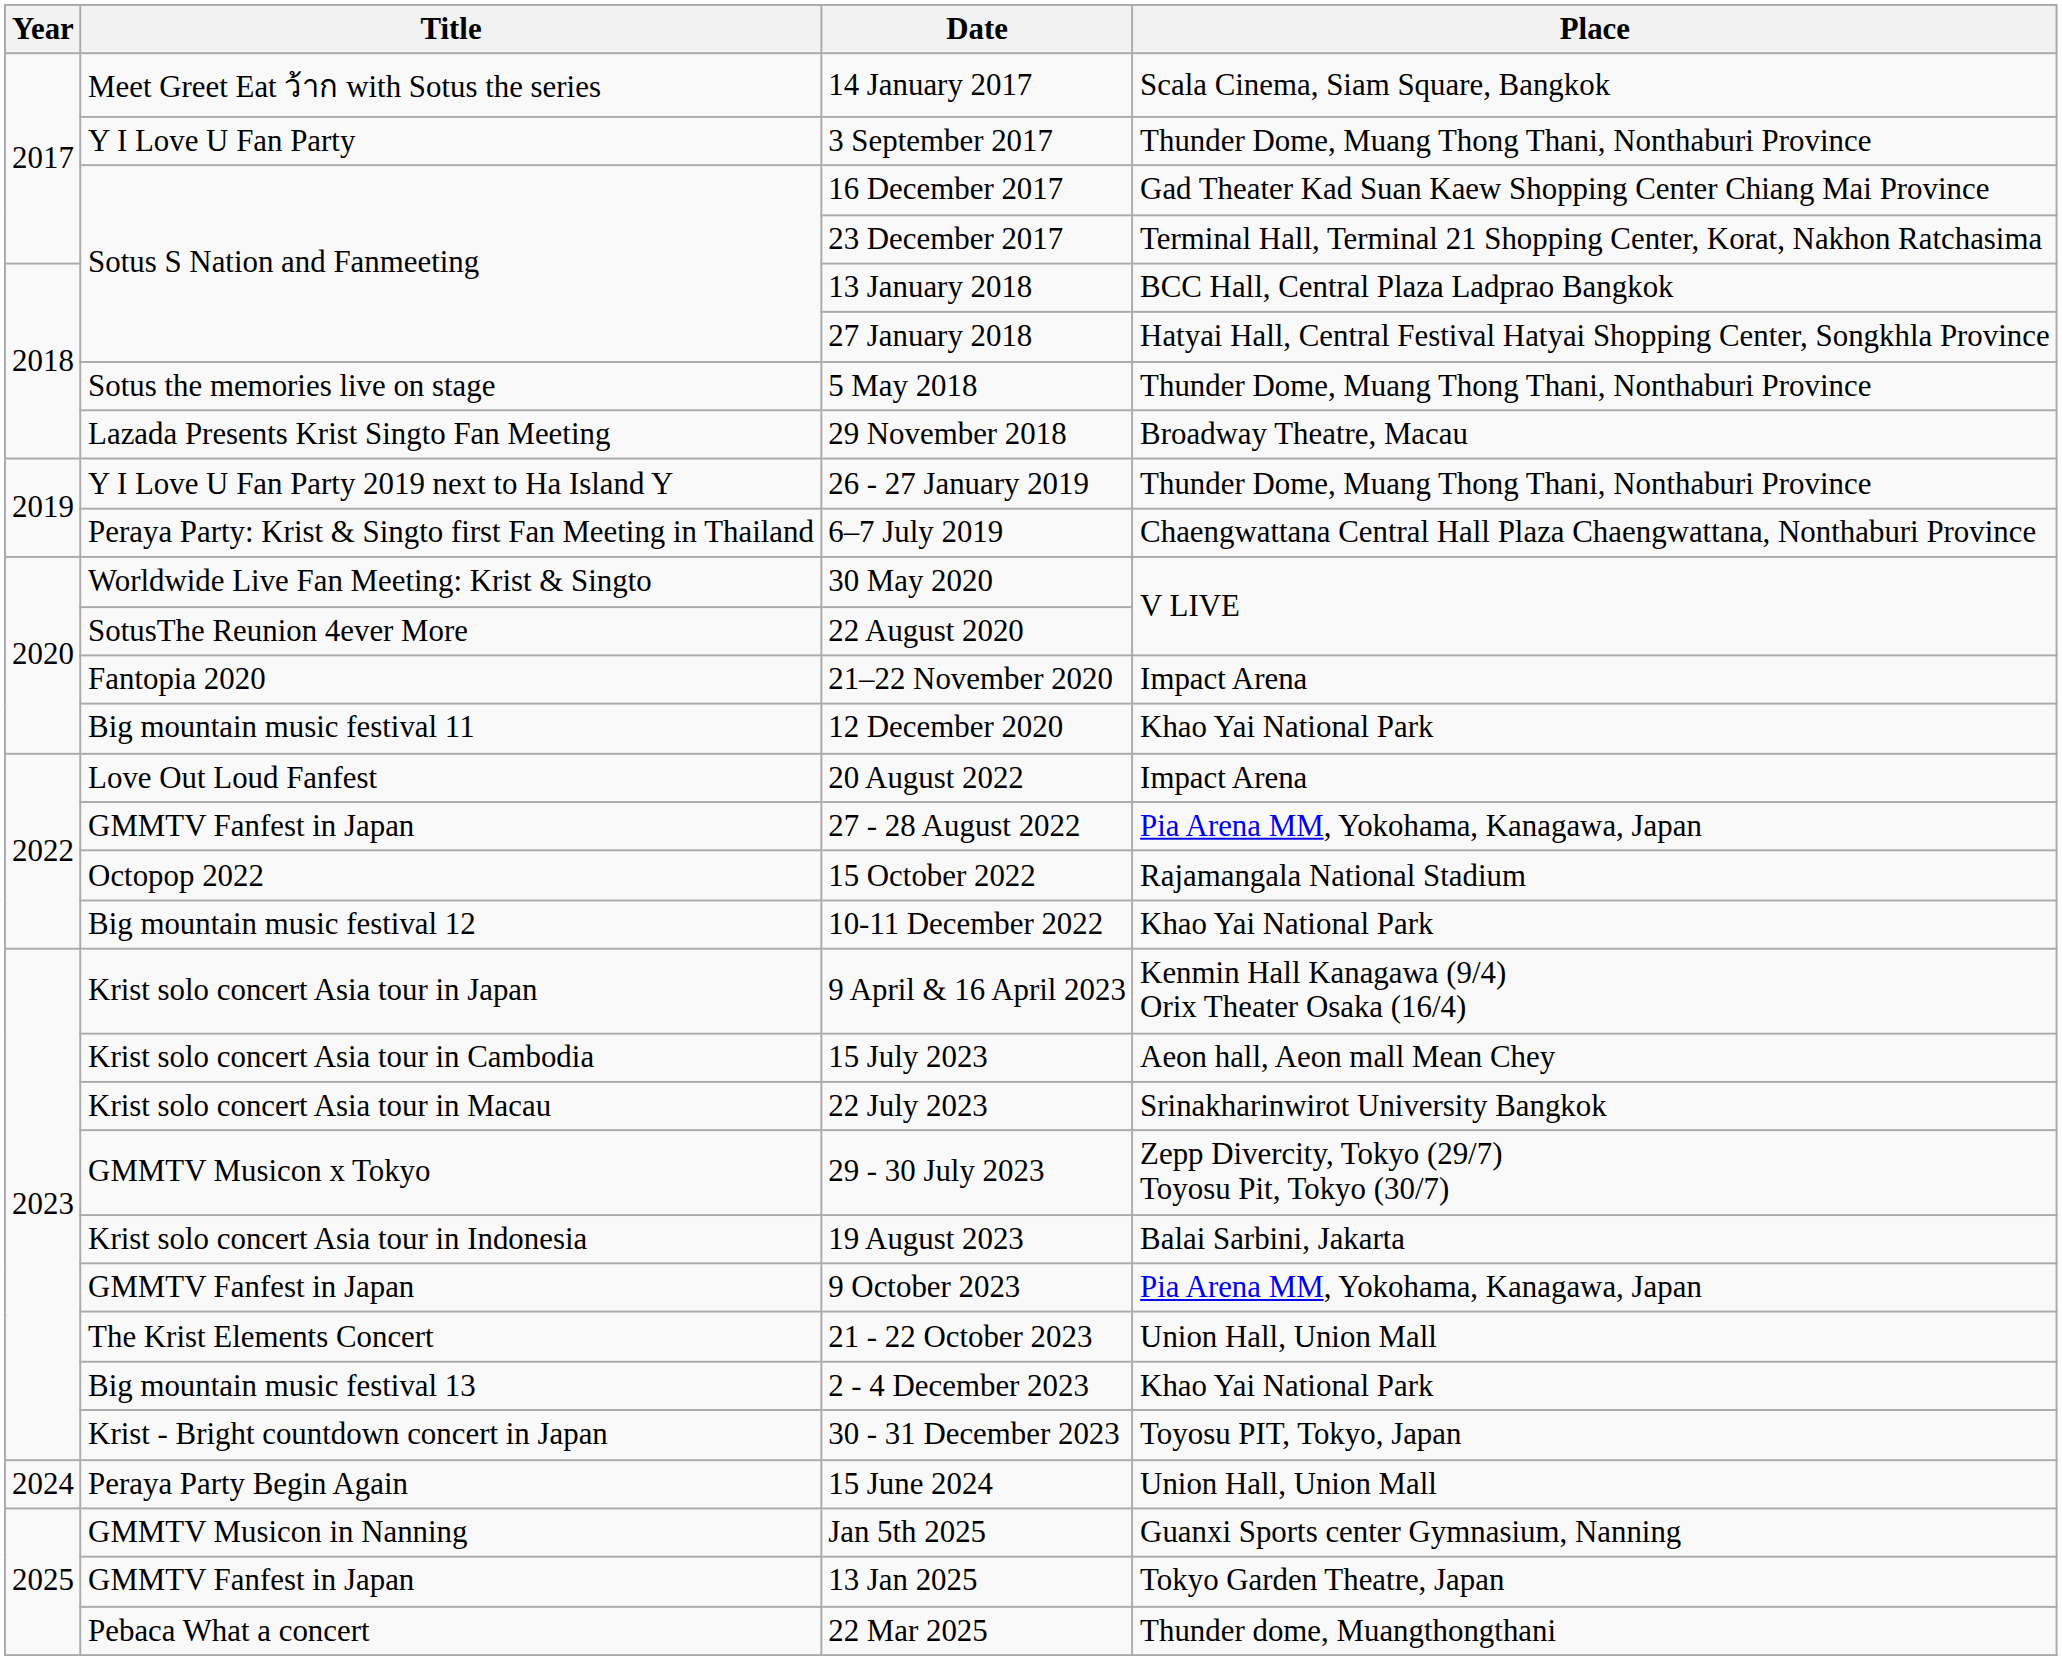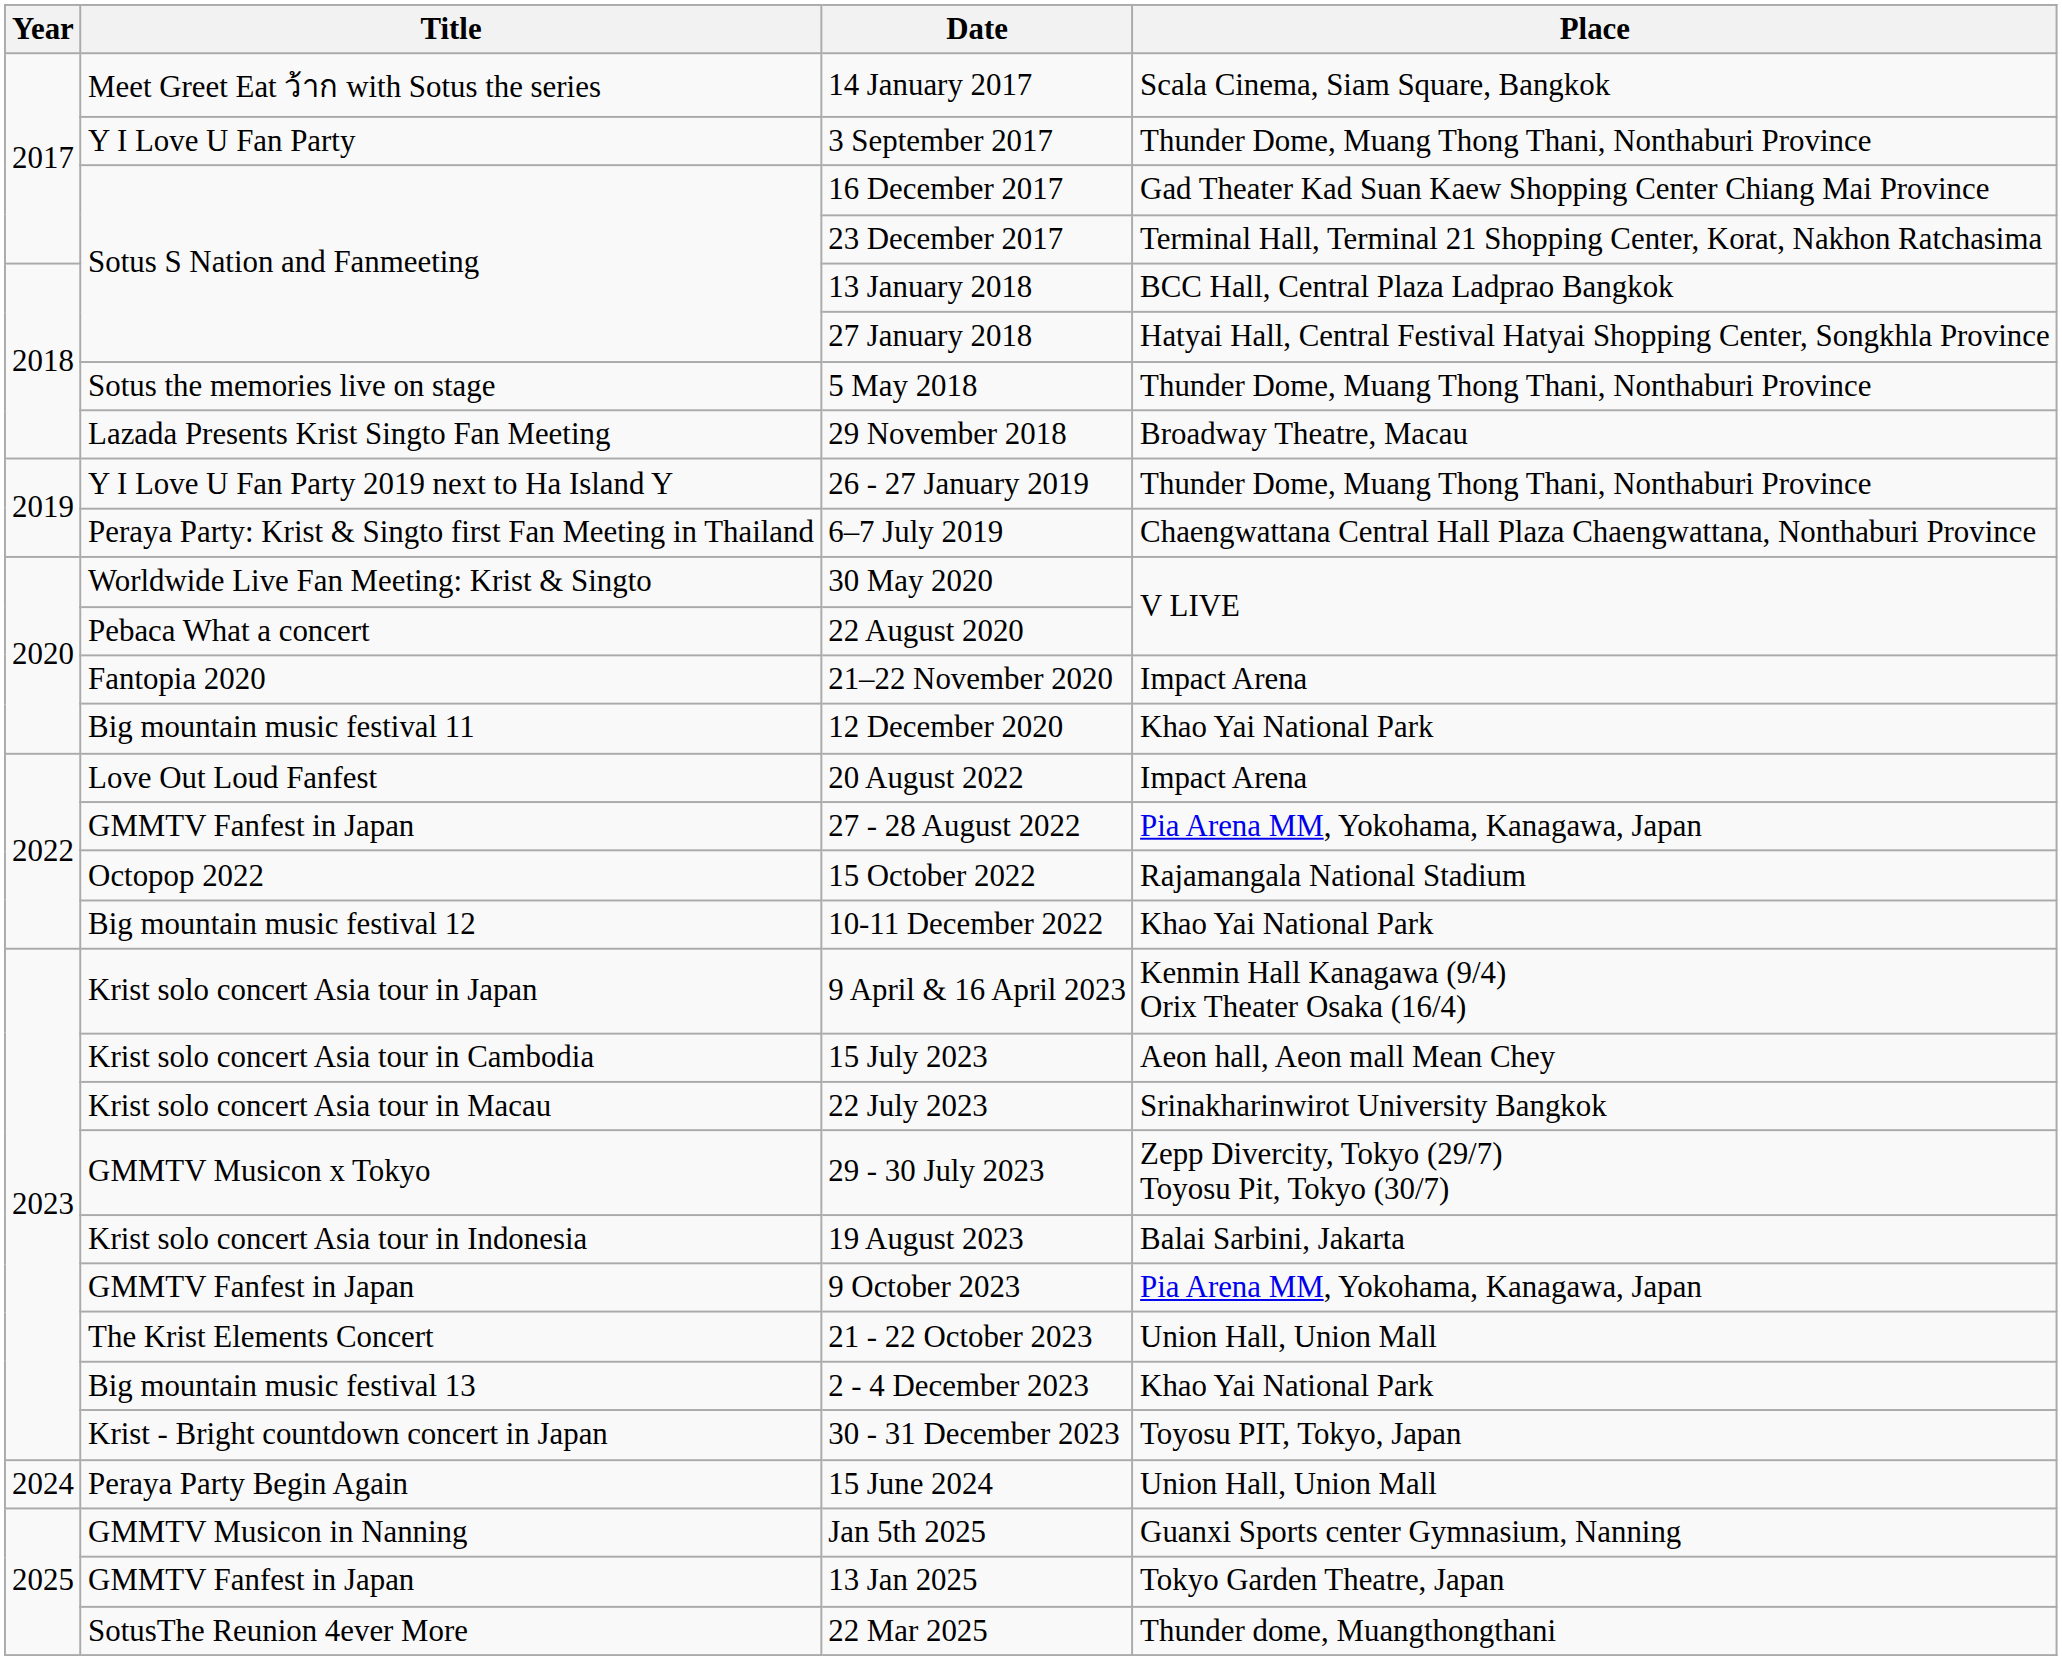(278, 630) SotusThe Reunion 4ever More -> (229, 630) Pebaca What a concert
(229, 1630) Pebaca What a concert -> (278, 1630) SotusThe Reunion 4ever More
